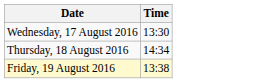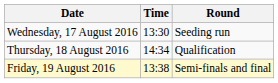+ column: (223, 13)
